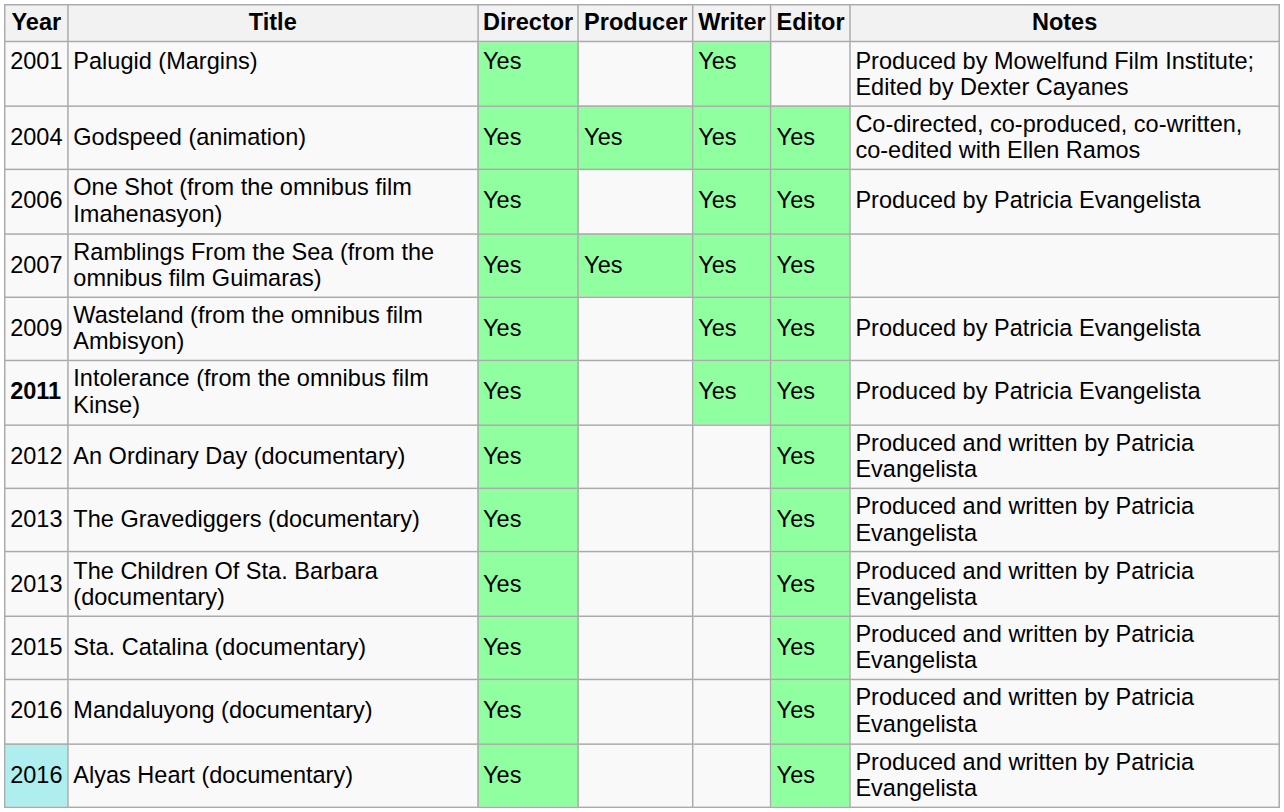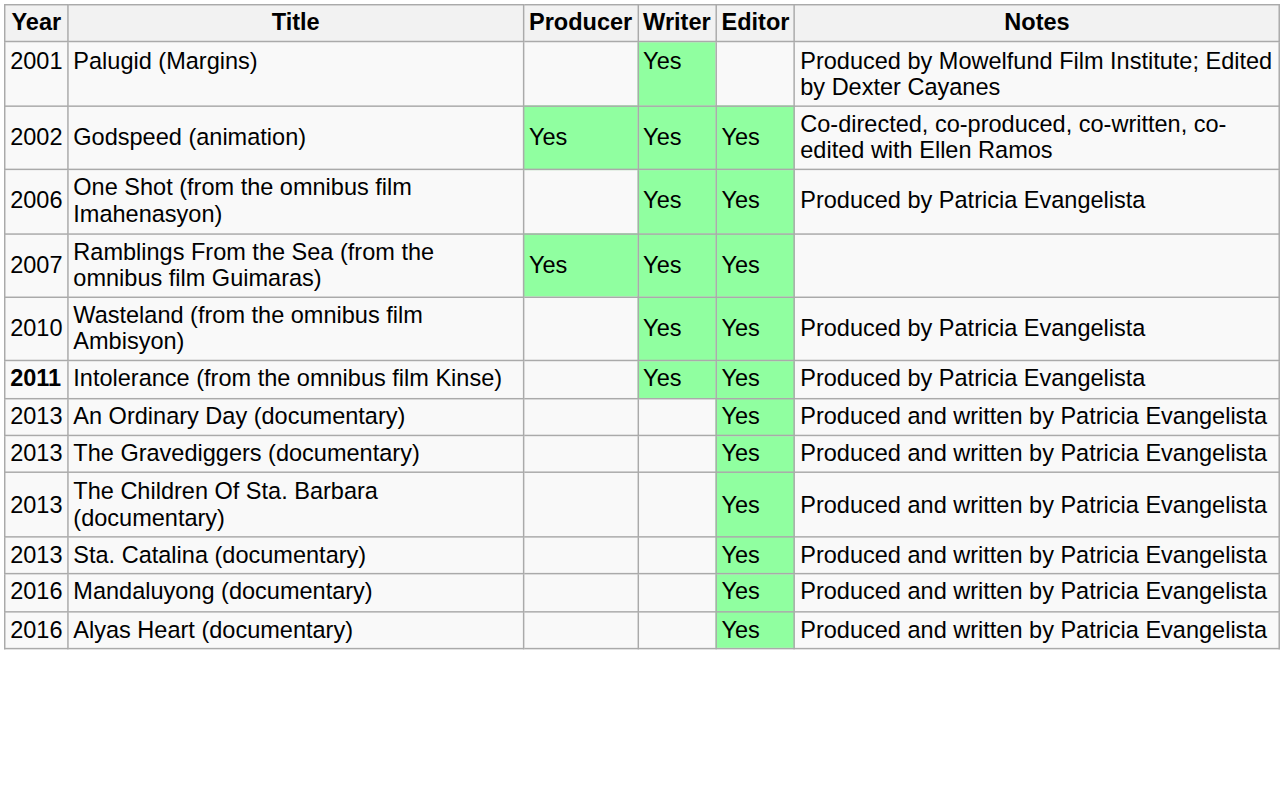- column: (528, 23)
(36, 137) 2004 -> (36, 137) 2002
(36, 328) 2009 -> (36, 328) 2010
(36, 456) 2012 -> (36, 416) 2013
(36, 647) 2015 -> (36, 554) 2013
(36, 775) paleturquoise background -> (36, 629) no background
